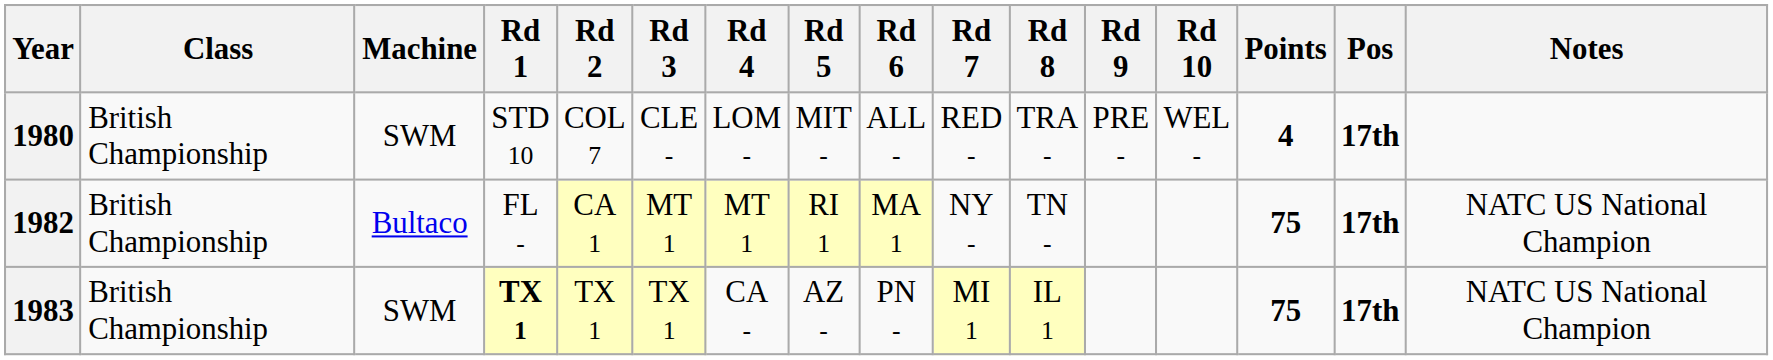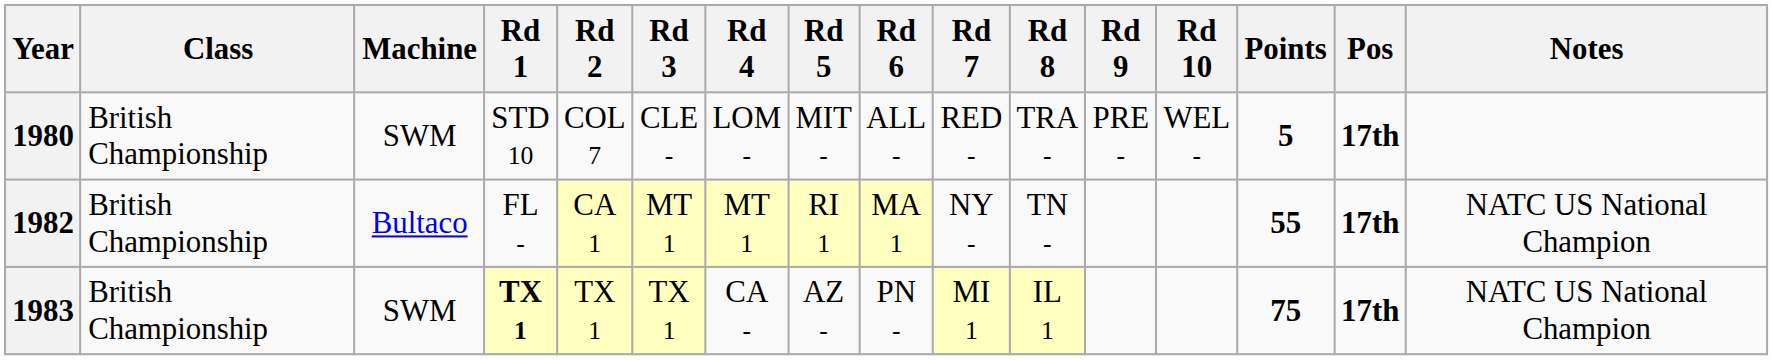(1286, 135) 4 -> (1286, 135) 5
(1286, 223) 75 -> (1286, 223) 55
